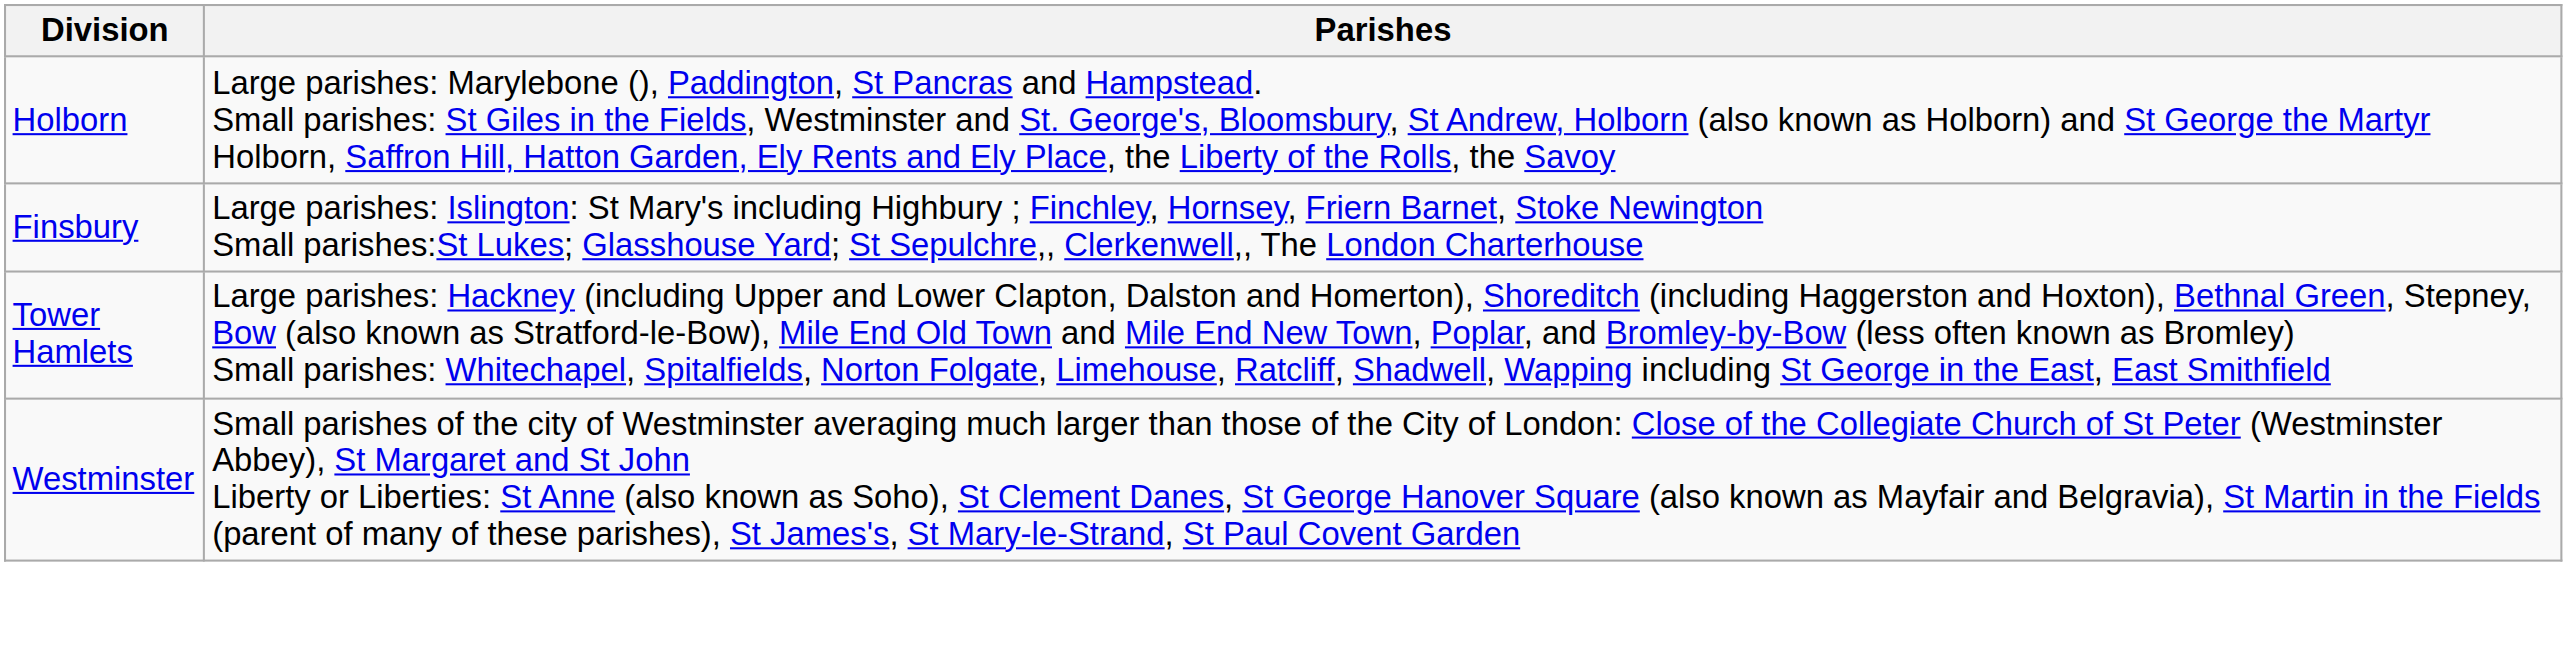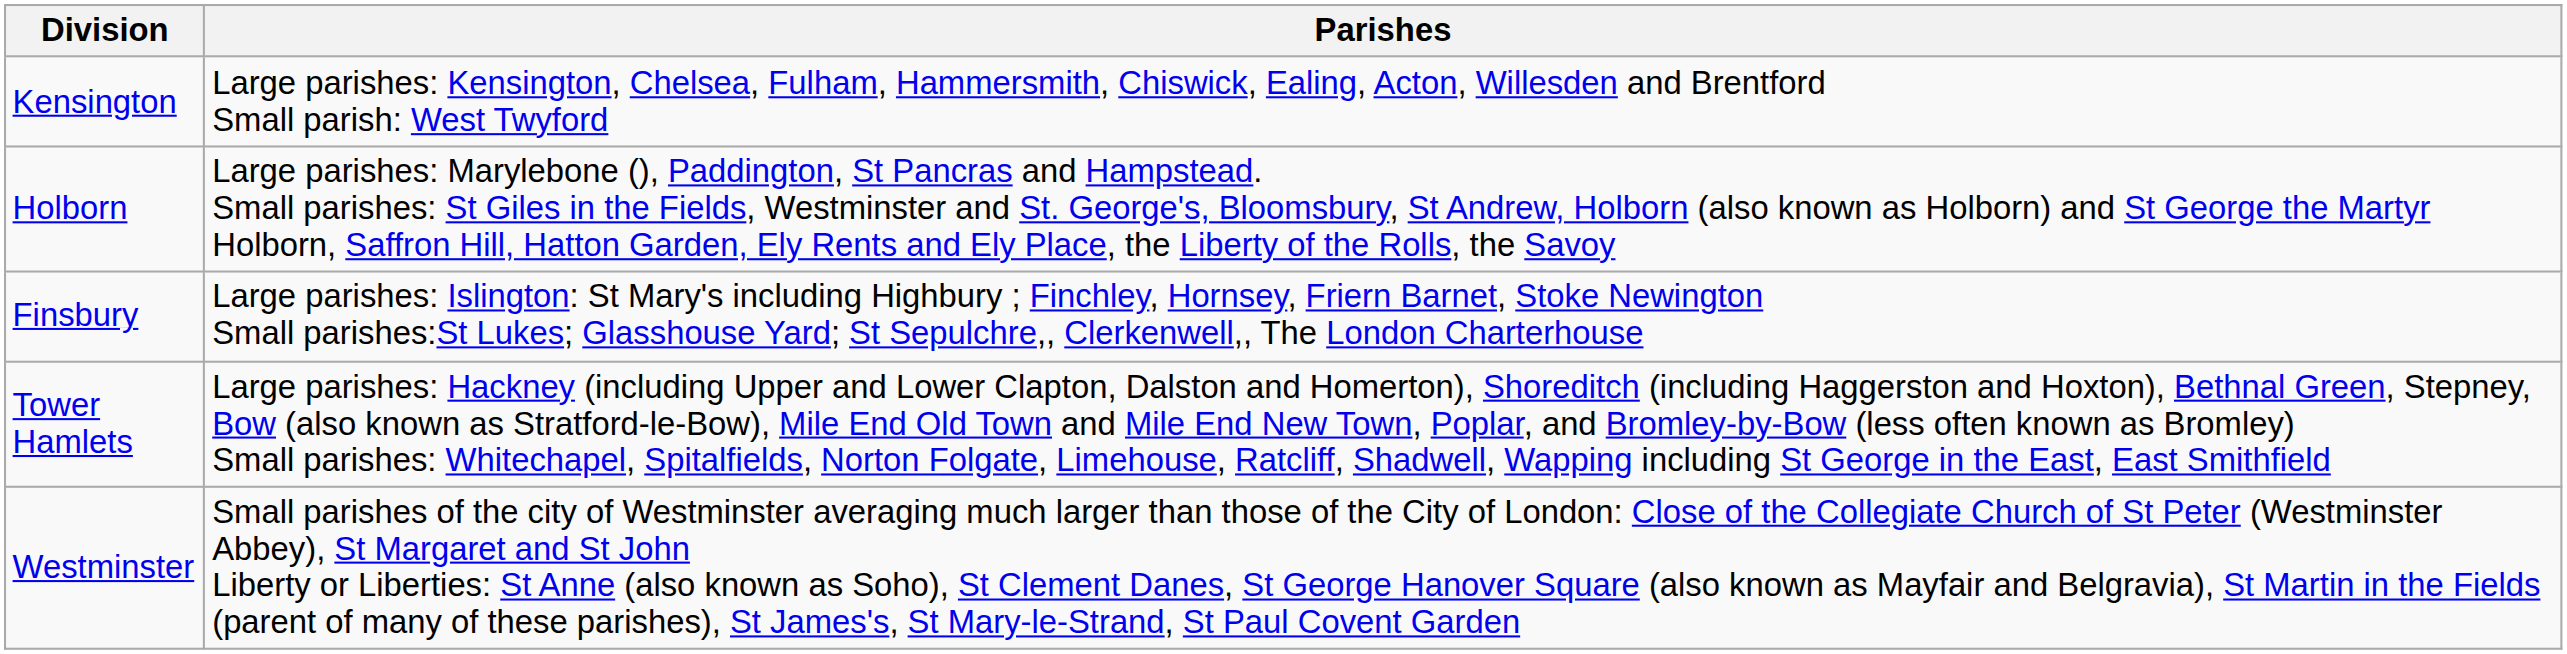+ row: (95, 100)
